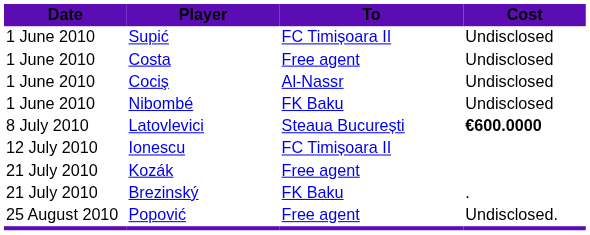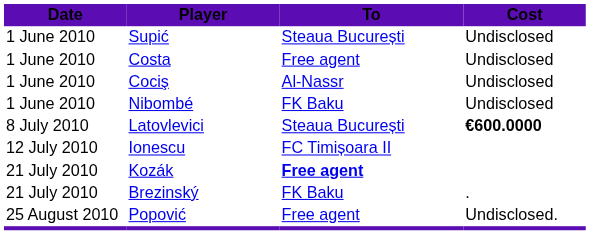(336, 37) FC Timișoara II -> (343, 37) Steaua București
(321, 170) normal -> (322, 170) bold
